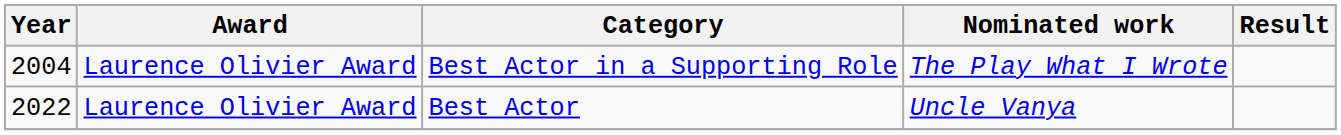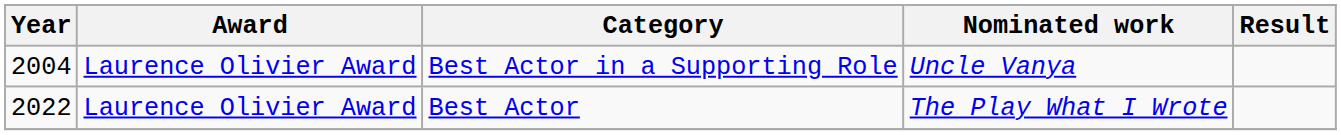(1069, 67) The Play What I Wrote -> (993, 67) Uncle Vanya
(993, 108) Uncle Vanya -> (1069, 108) The Play What I Wrote
